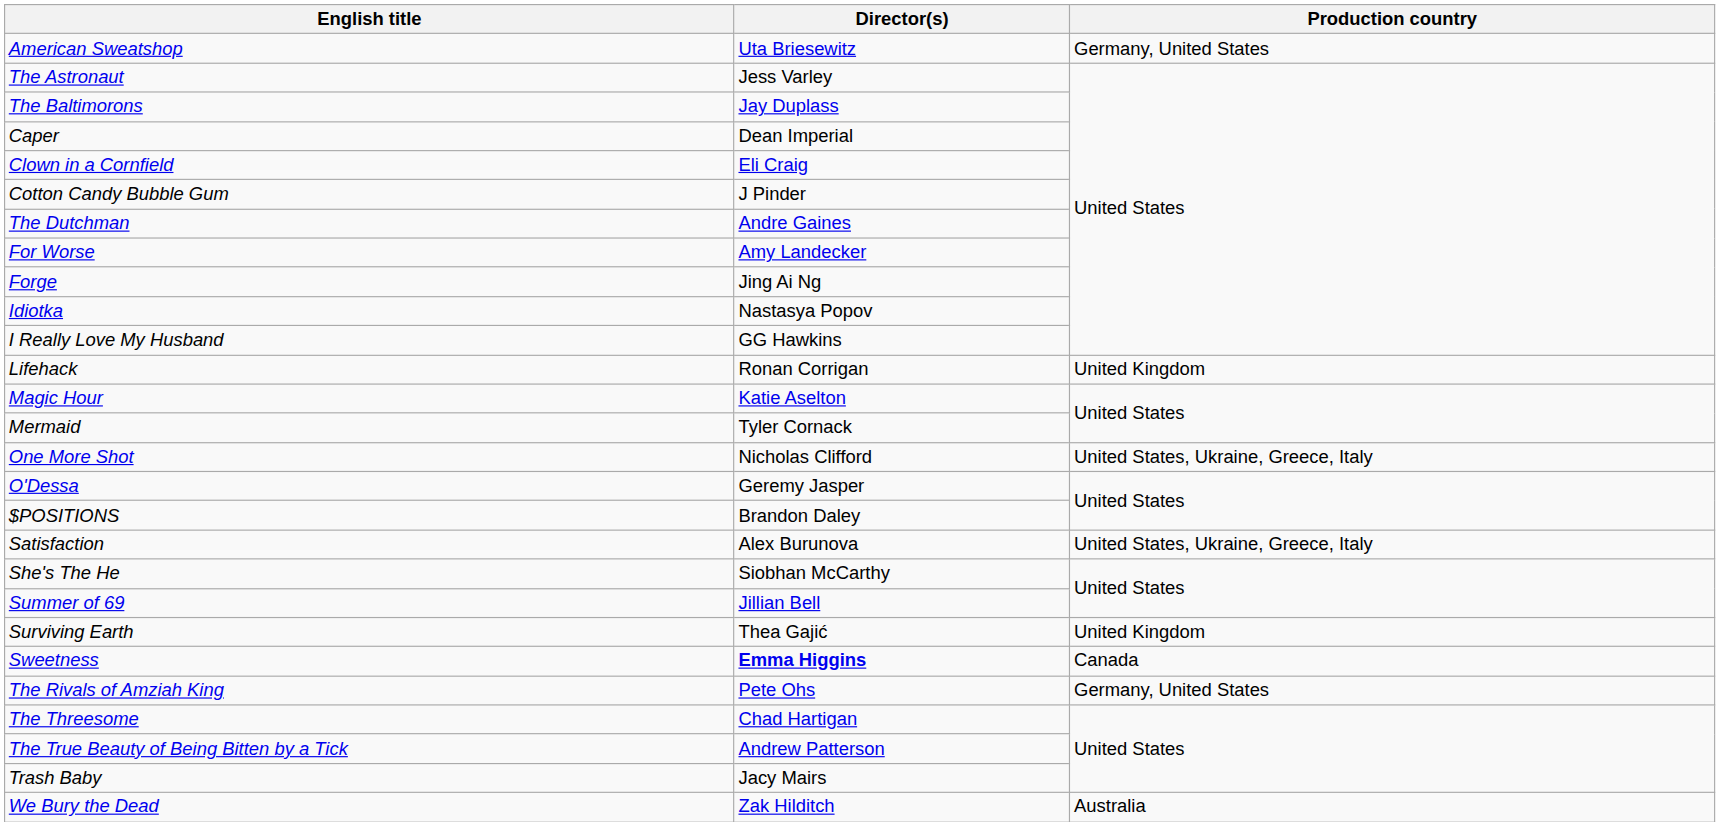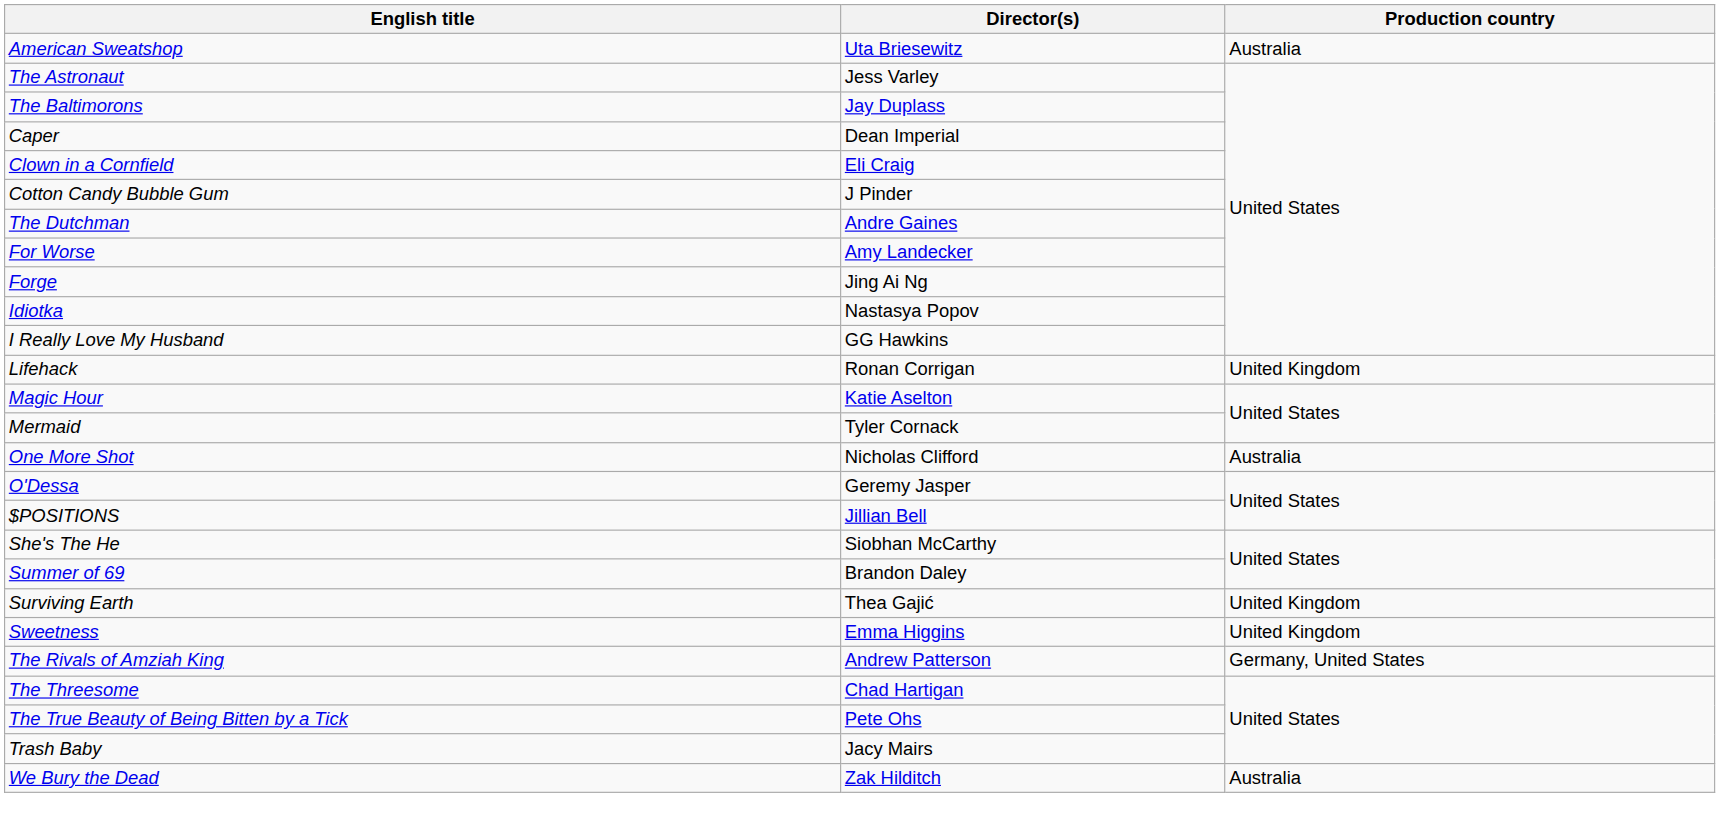(1172, 48) Germany, United States -> (1265, 48) Australia
(1223, 456) United States, Ukraine, Greece, Italy -> (1265, 456) Australia
(799, 515) Brandon Daley -> (886, 515) Jillian Bell
- row: (56, 544)
(779, 602) Jillian Bell -> (906, 573) Brandon Daley
(802, 661) bold -> (905, 631) normal
(1106, 661) Canada -> (1295, 631) United Kingdom
(777, 690) Pete Ohs -> (918, 661) Andrew Patterson
(812, 748) Andrew Patterson -> (883, 719) Pete Ohs
